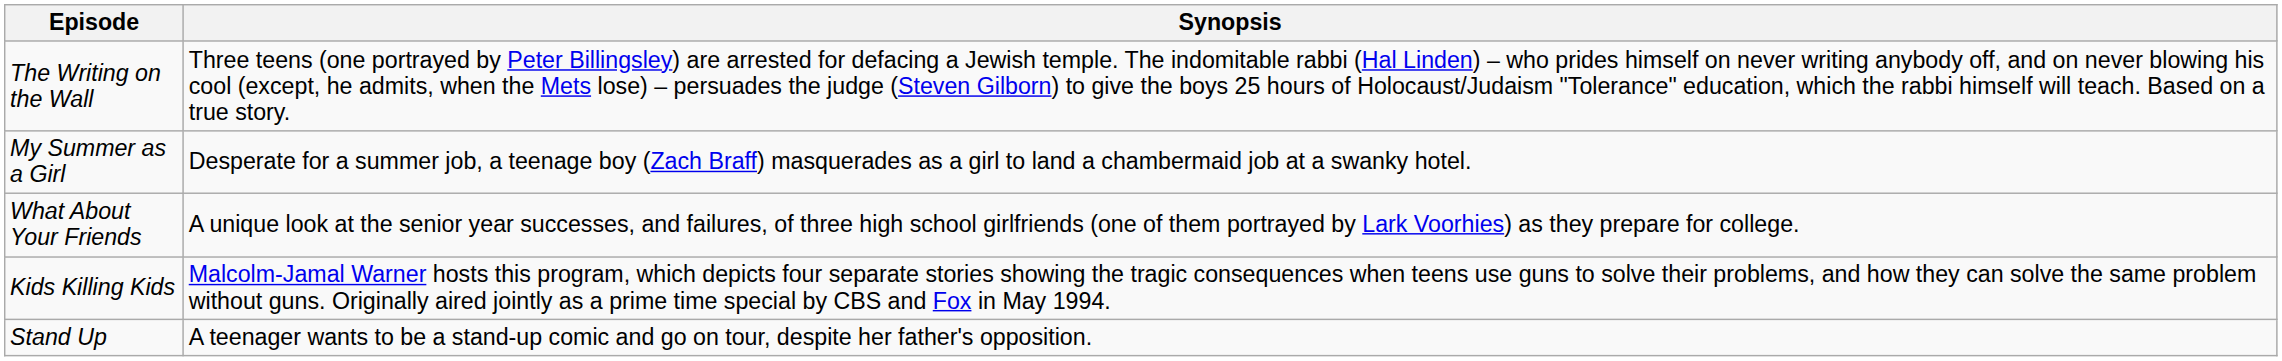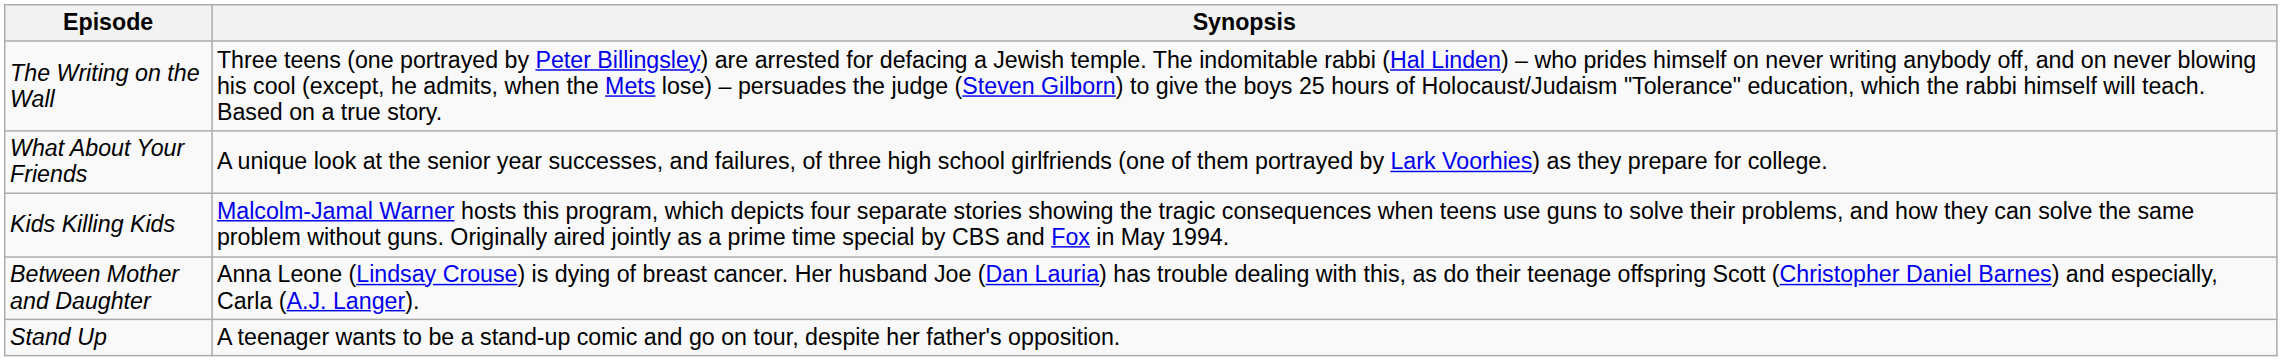- row: (88, 161)
+ row: (95, 287)
